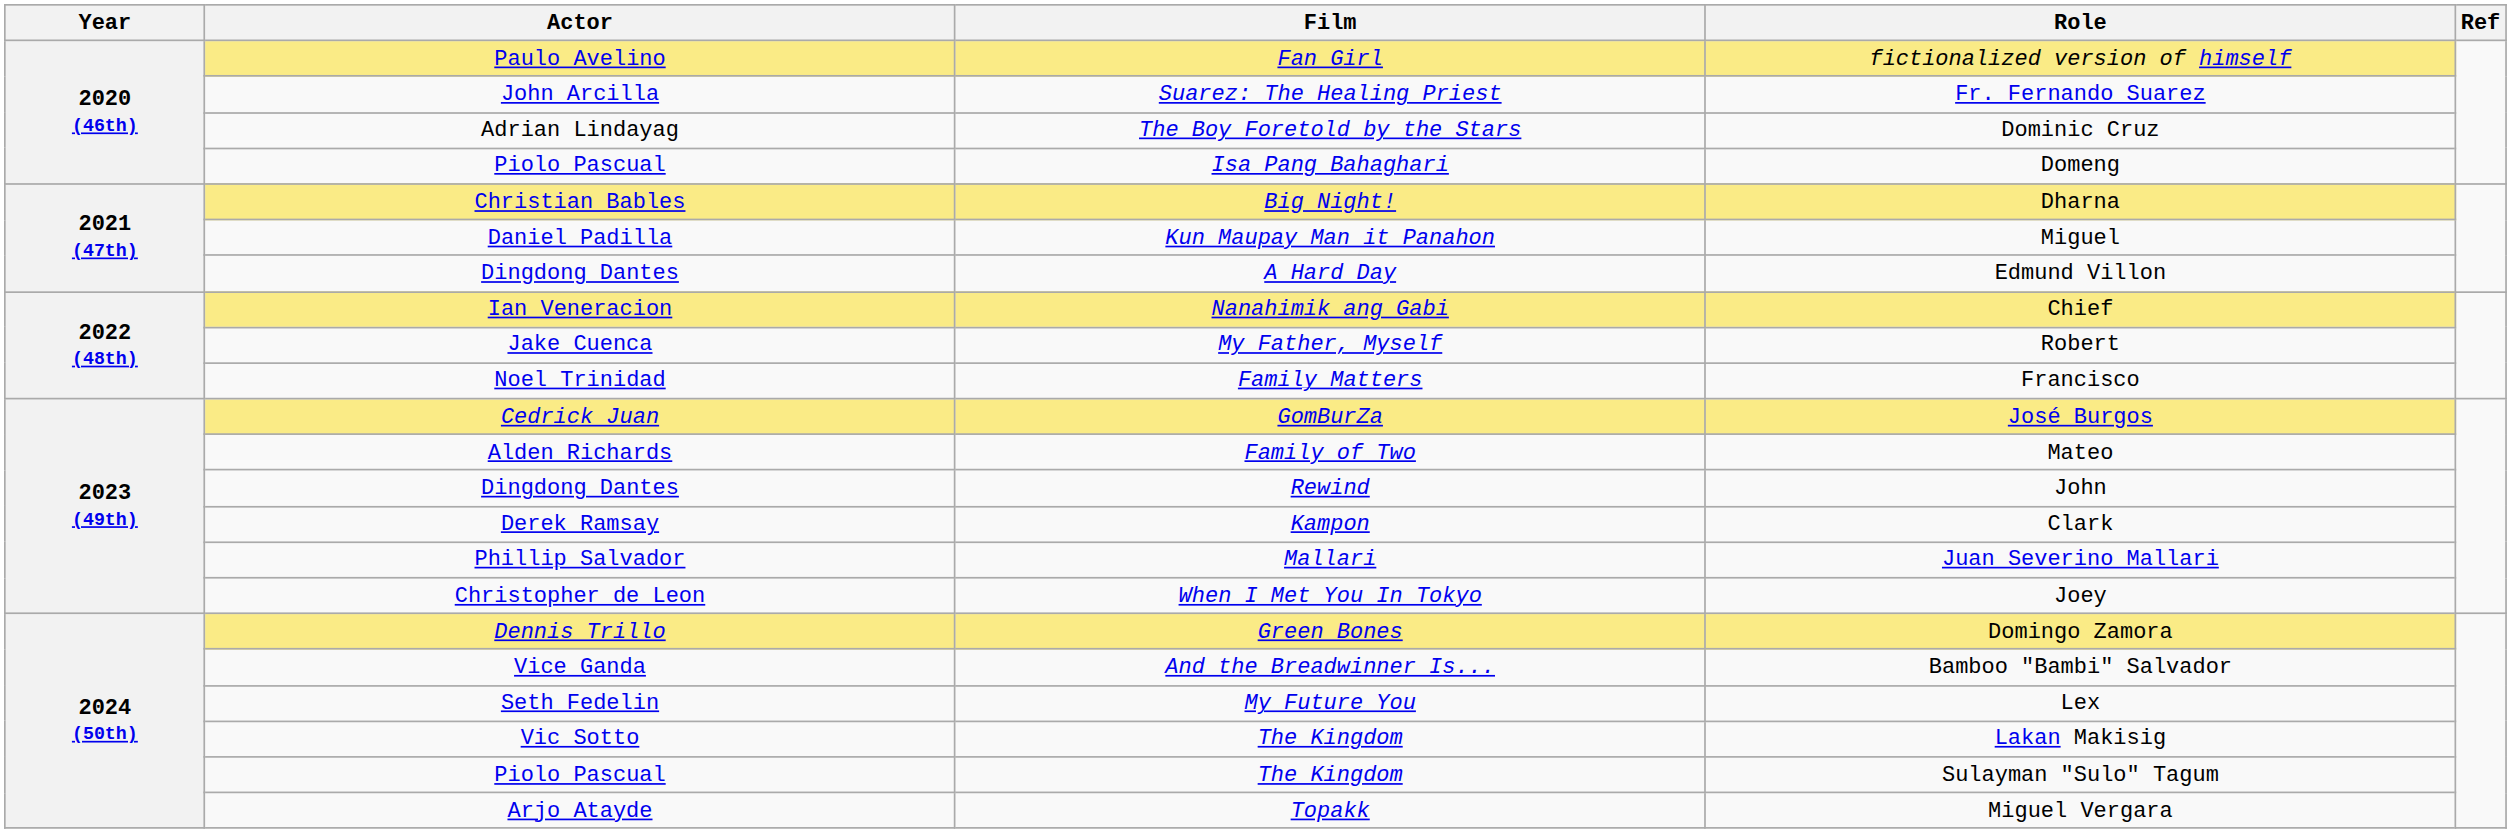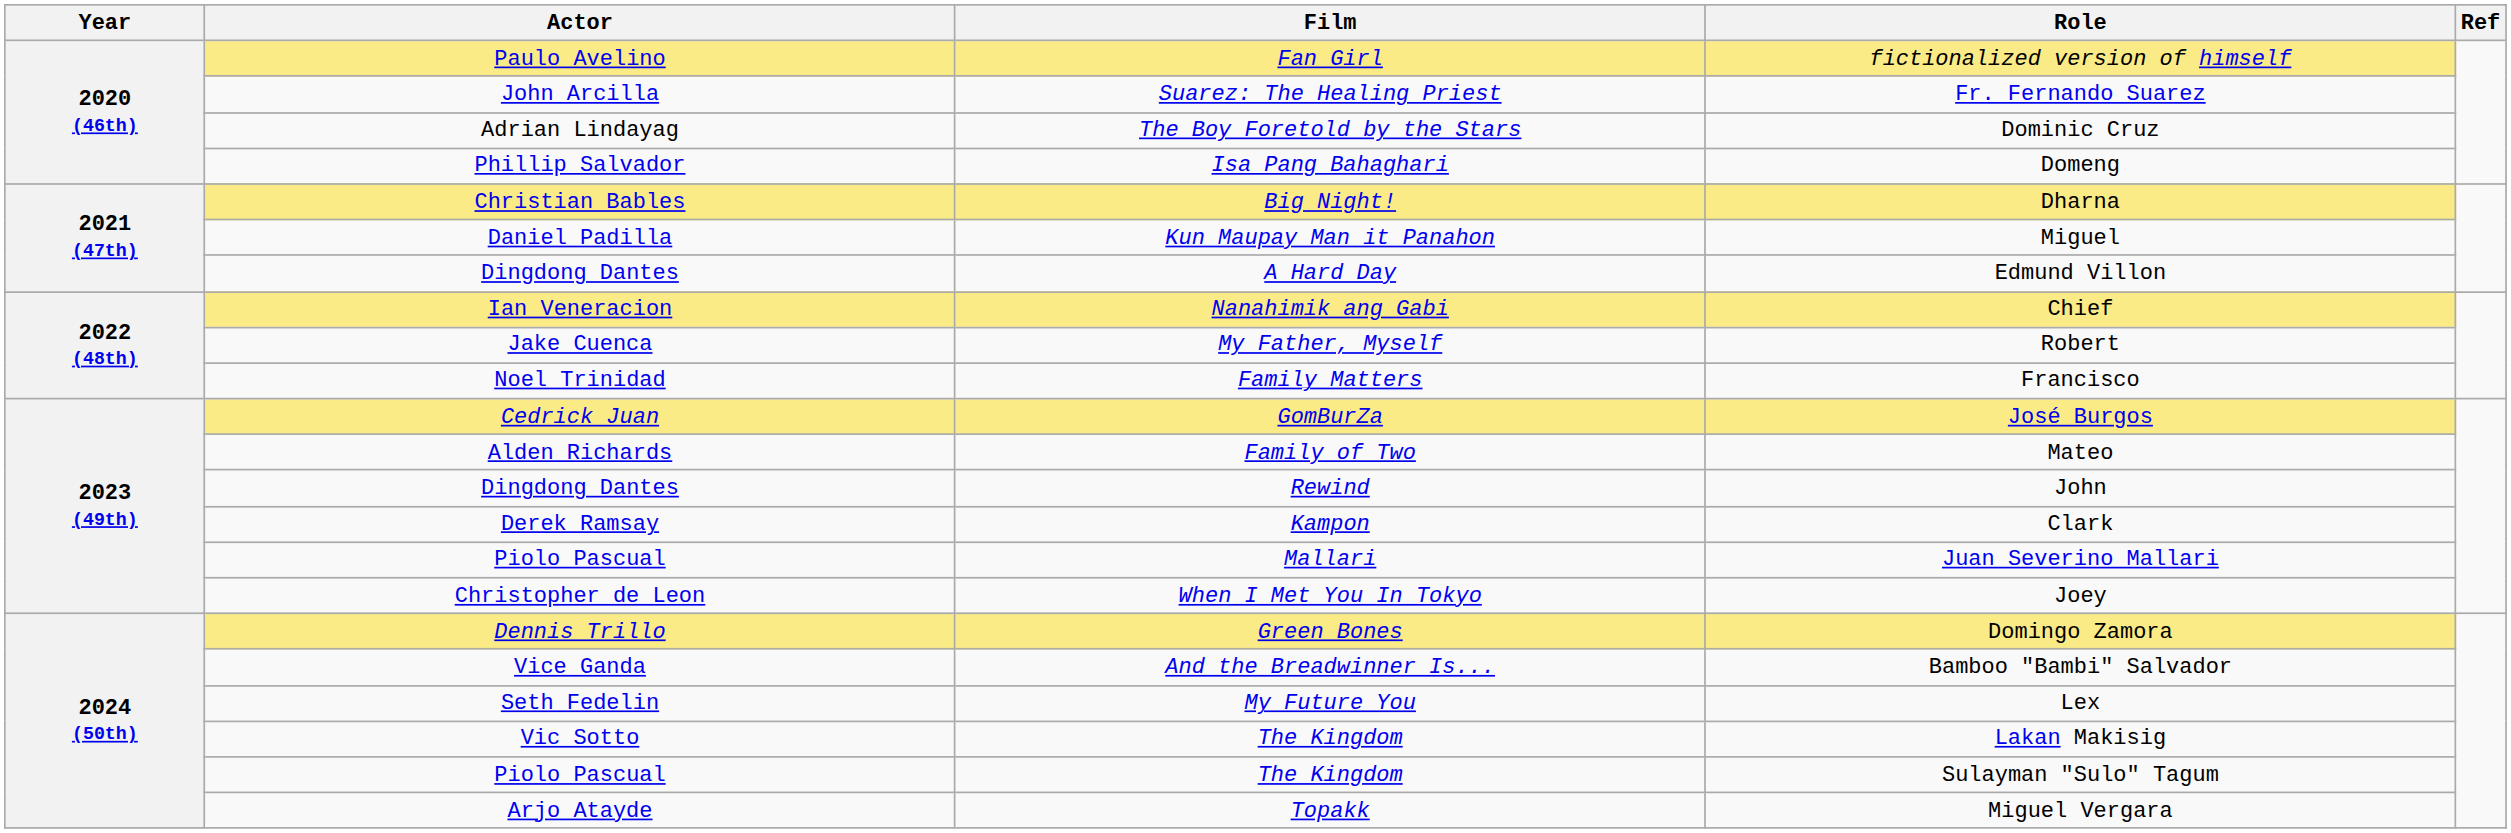(580, 166) Piolo Pascual -> (580, 166) Phillip Salvador
(580, 560) Phillip Salvador -> (580, 560) Piolo Pascual
